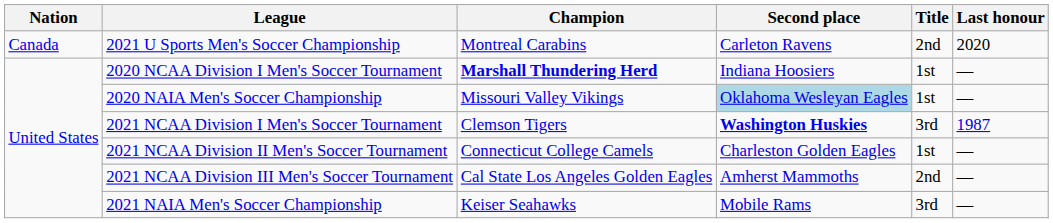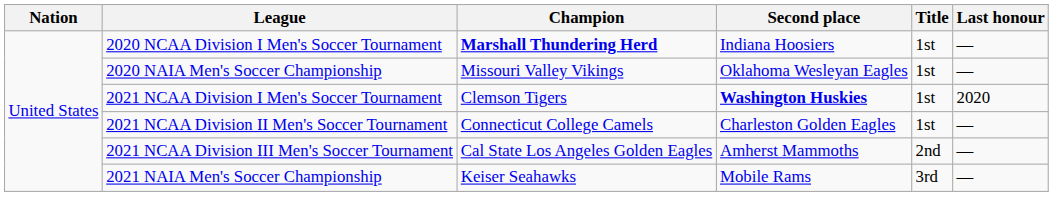- row: (253, 44)
(814, 97) lightblue background -> (814, 71) no background
(927, 124) 3rd -> (925, 97) 1st
(973, 124) 1987 -> (973, 97) 2020
